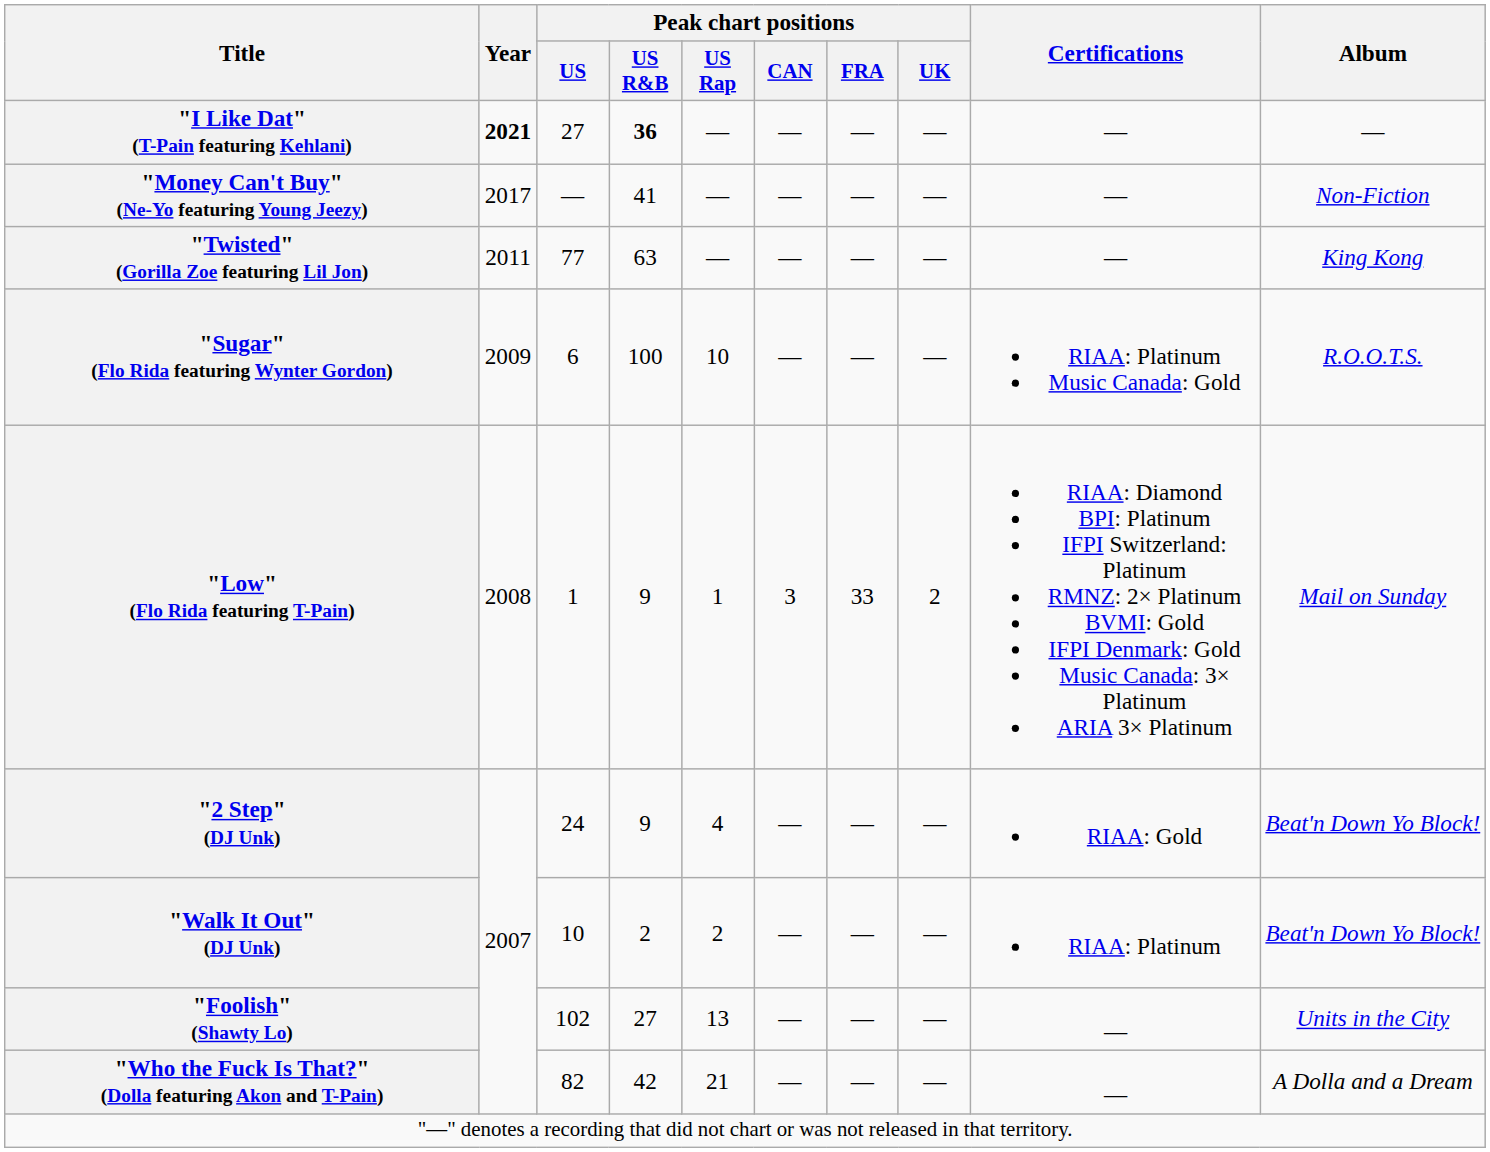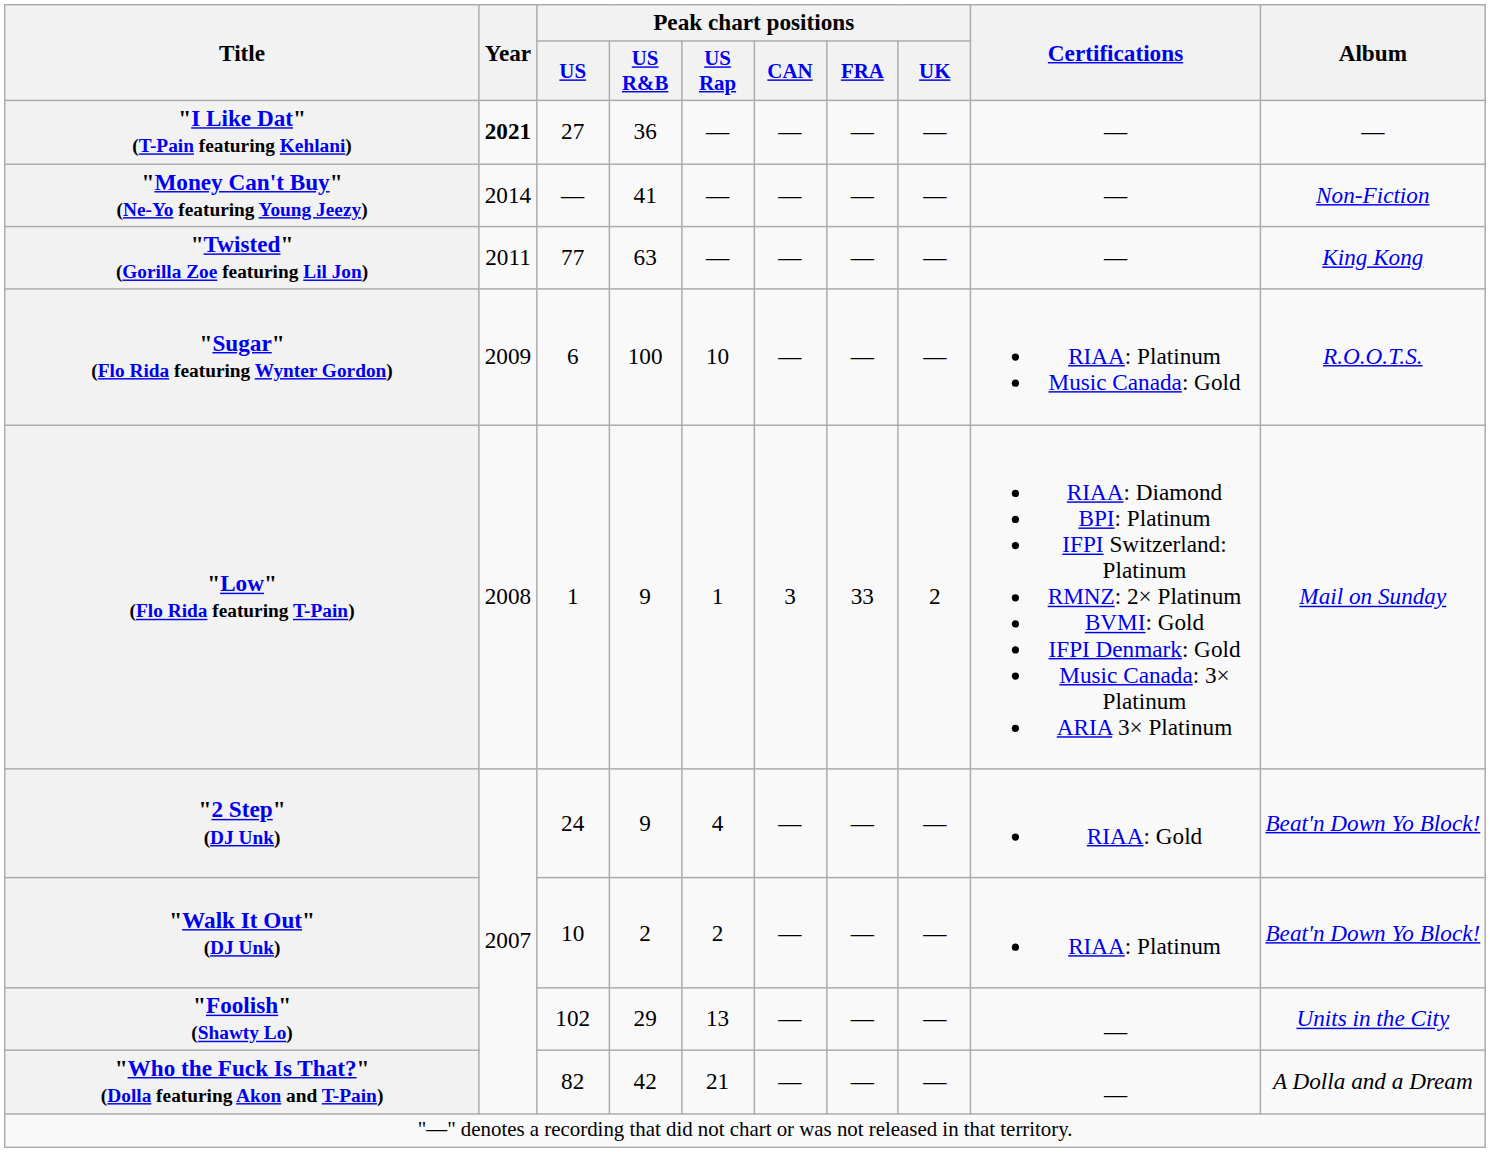(645, 131) bold -> (645, 131) normal
(508, 194) 2017 -> (508, 194) 2014
(645, 1018) 27 -> (645, 1018) 29
